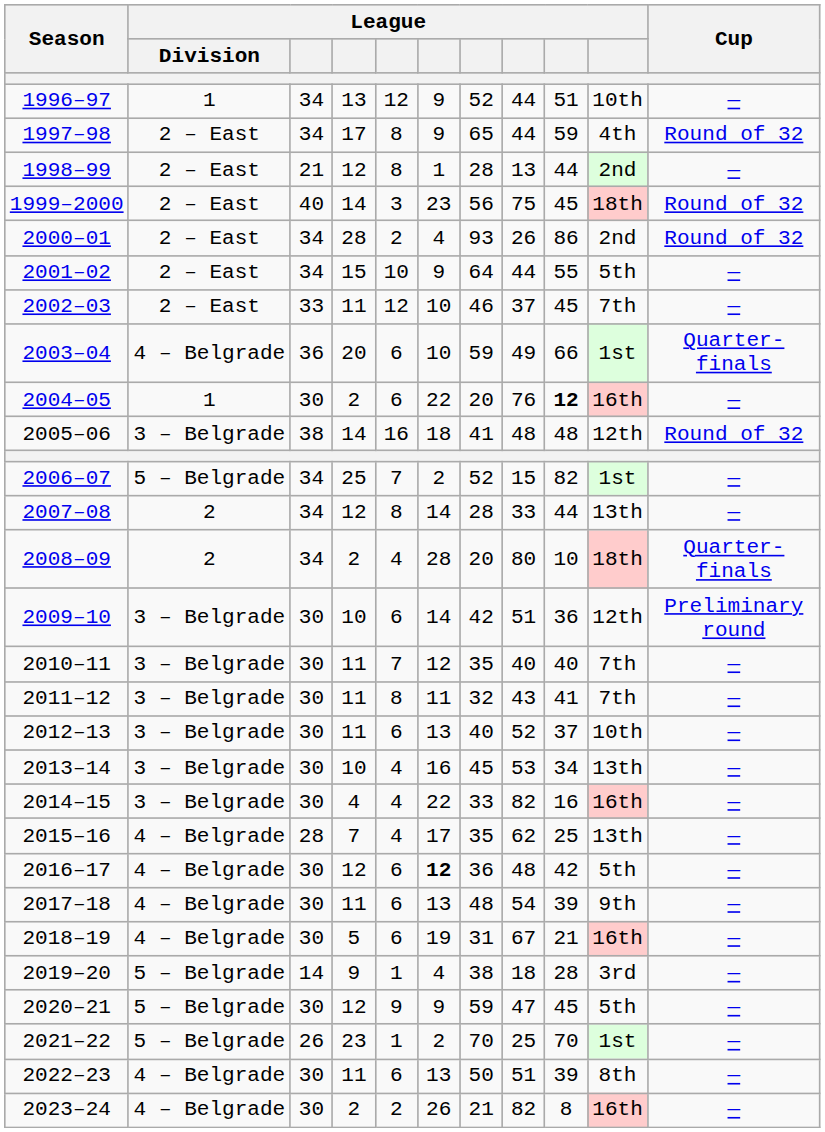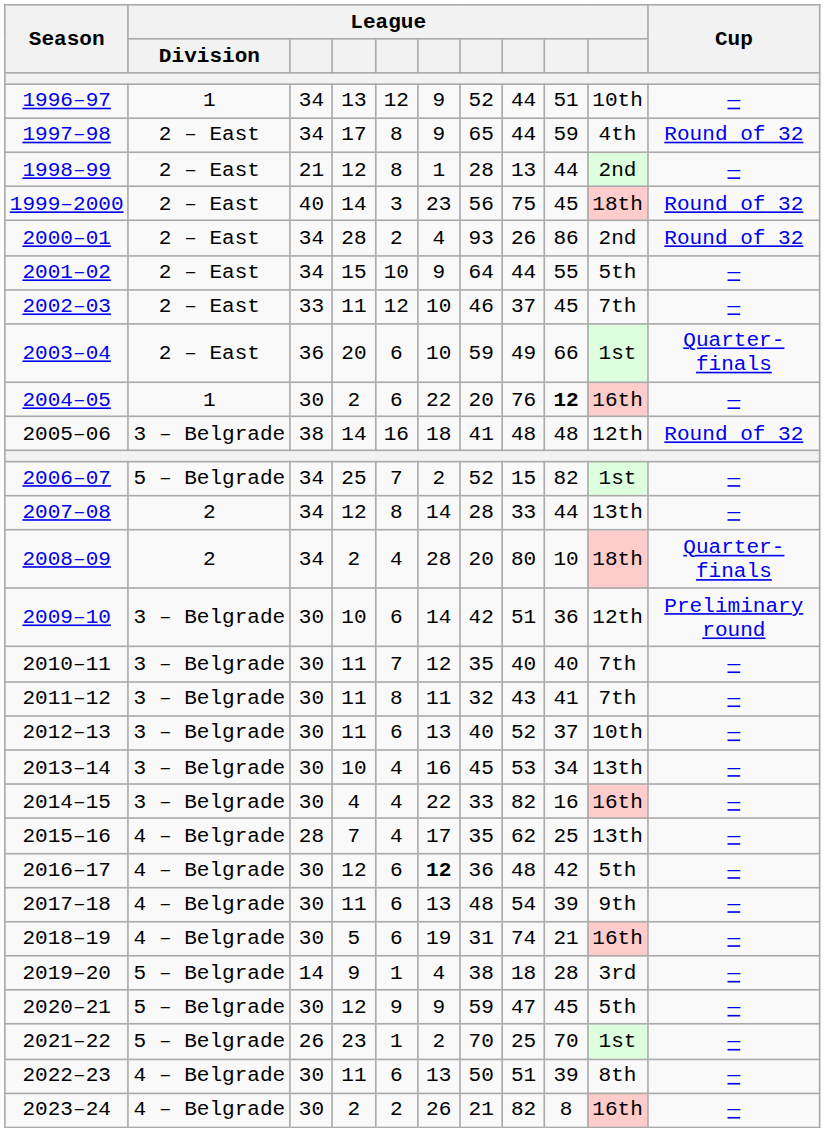(209, 353) 4 – Belgrade -> (209, 353) 2 – East
(524, 939) 67 -> (524, 939) 74
